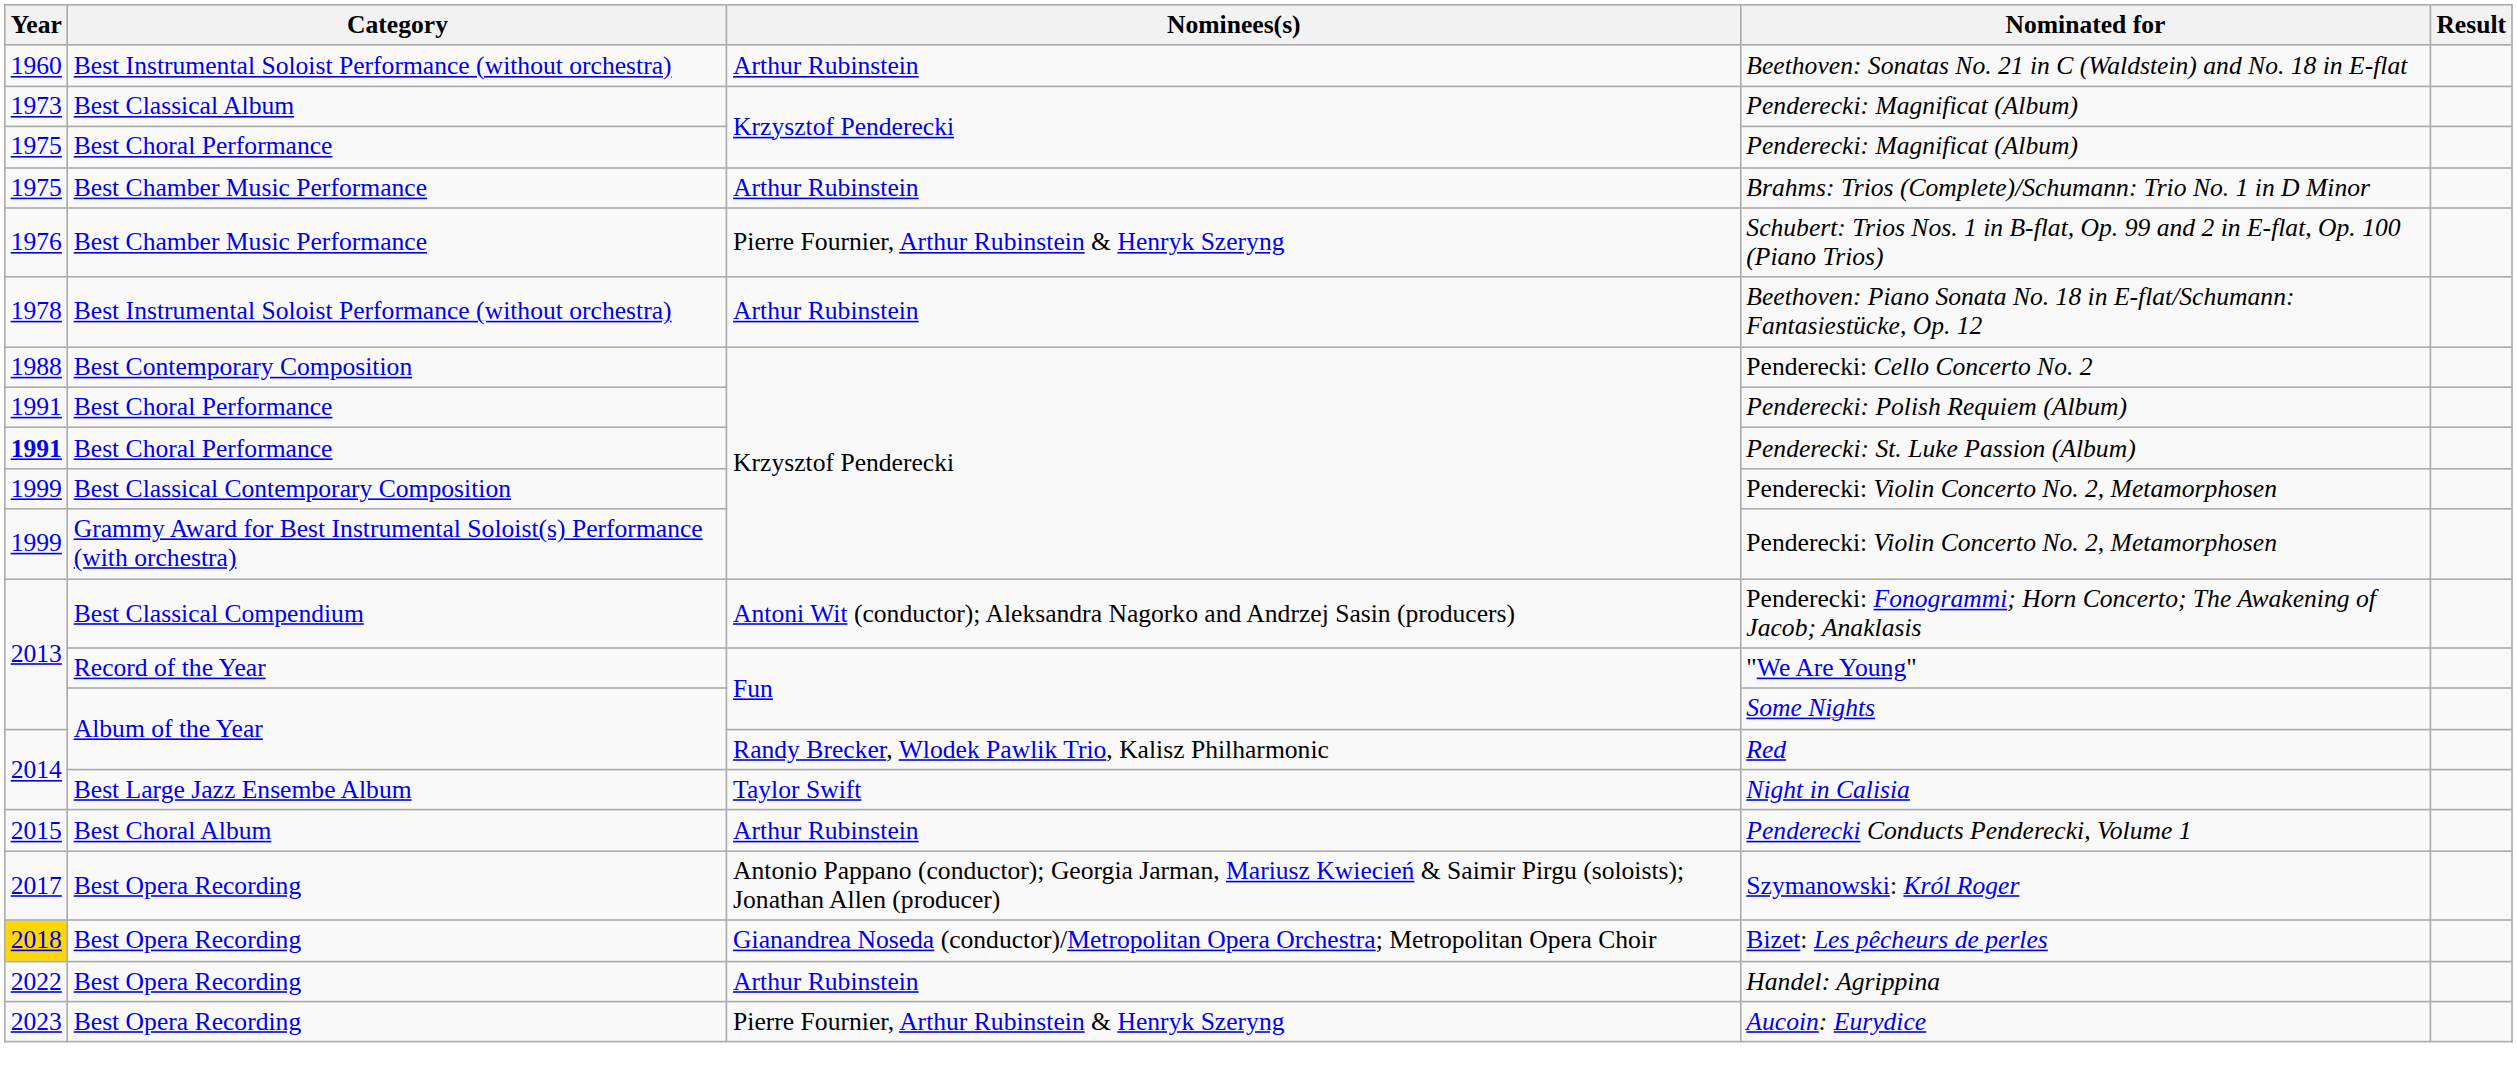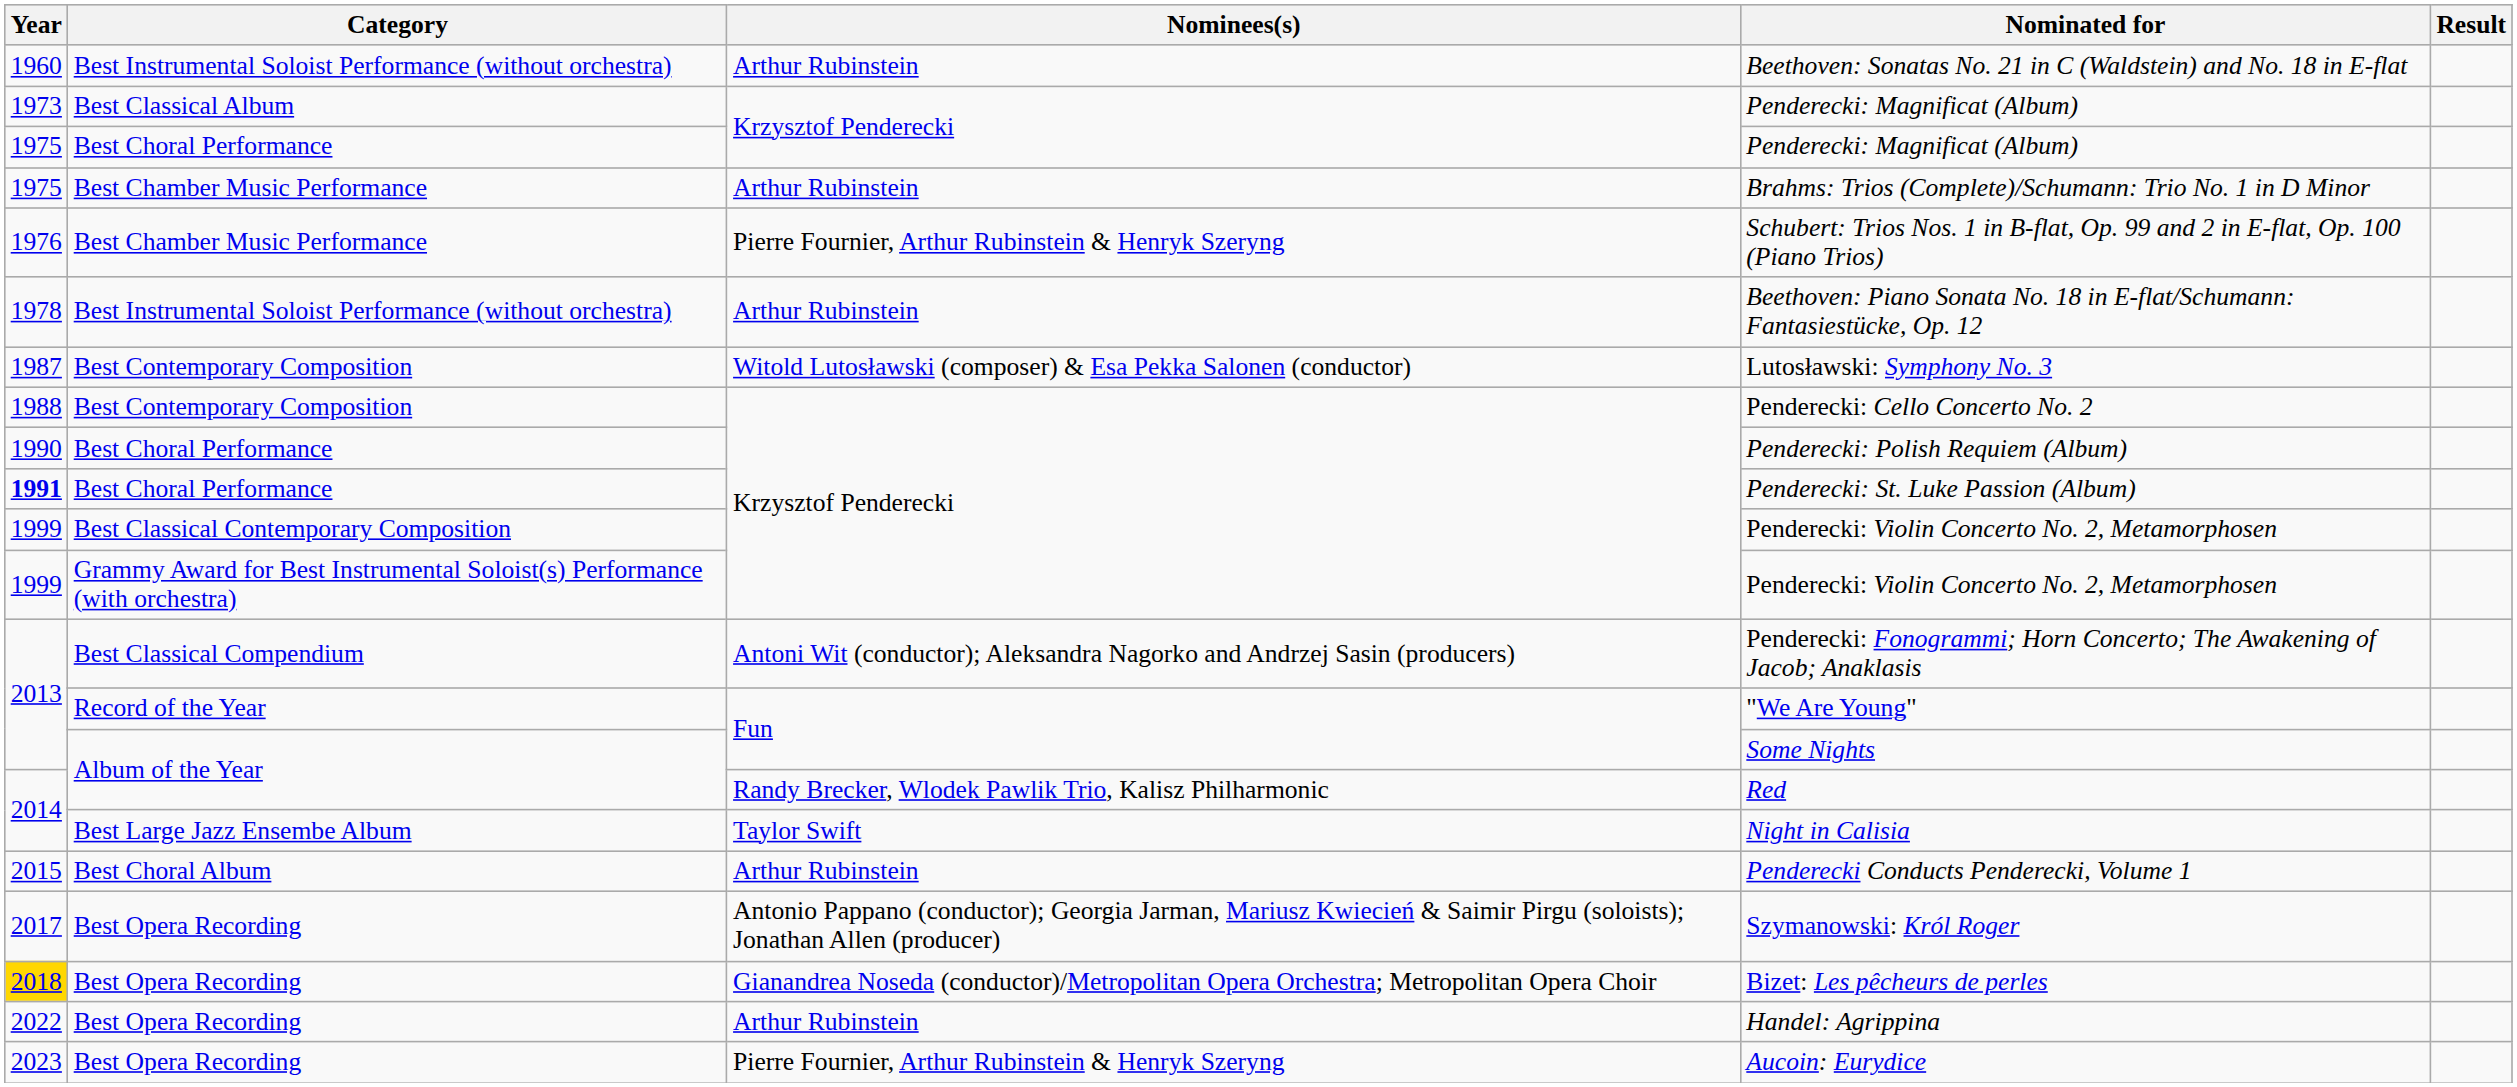+ row: (243, 366)
(36, 407) 1991 -> (36, 447) 1990
